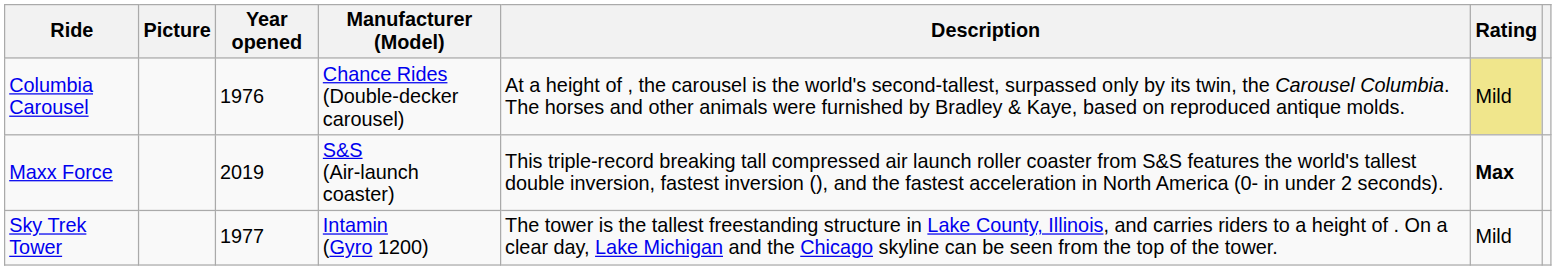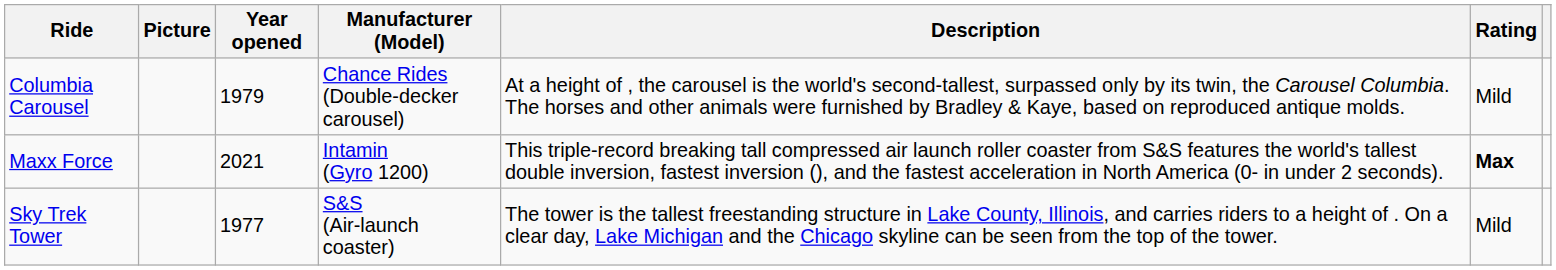(242, 96) 1976 -> (242, 96) 1979
(1494, 96) khaki background -> (1494, 96) no background
(242, 172) 2019 -> (242, 161) 2021
(371, 172) S&S (Air-launch coaster) -> (376, 161) Intamin (Gyro 1200)
(376, 237) Intamin (Gyro 1200) -> (371, 226) S&S (Air-launch coaster)
